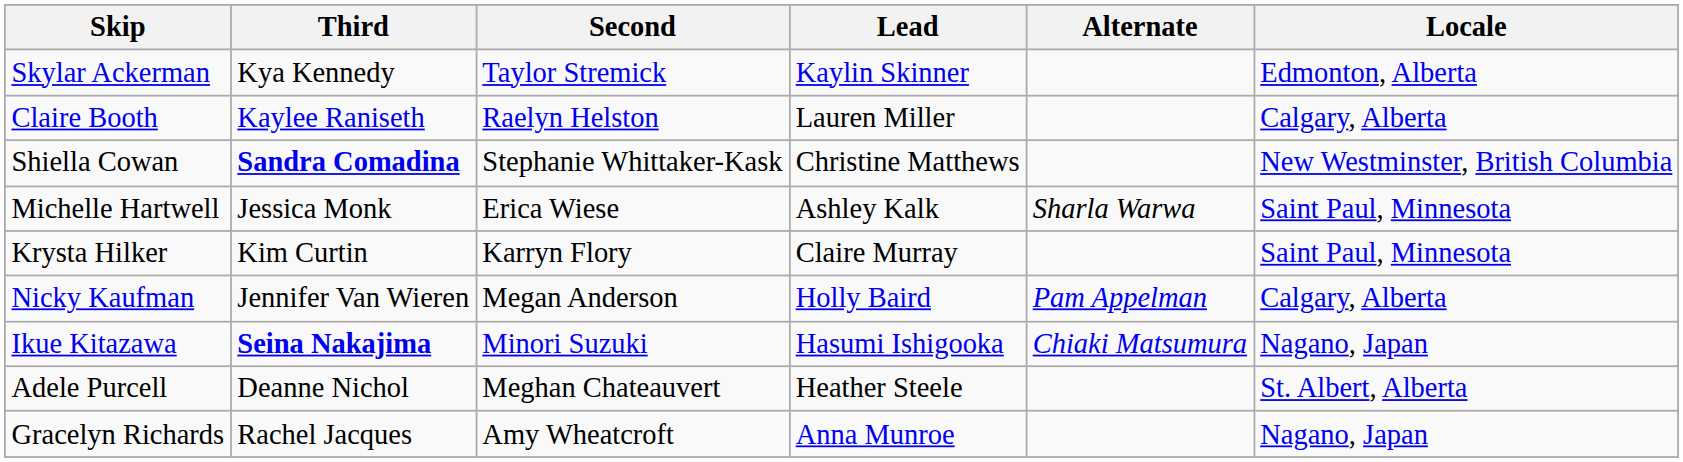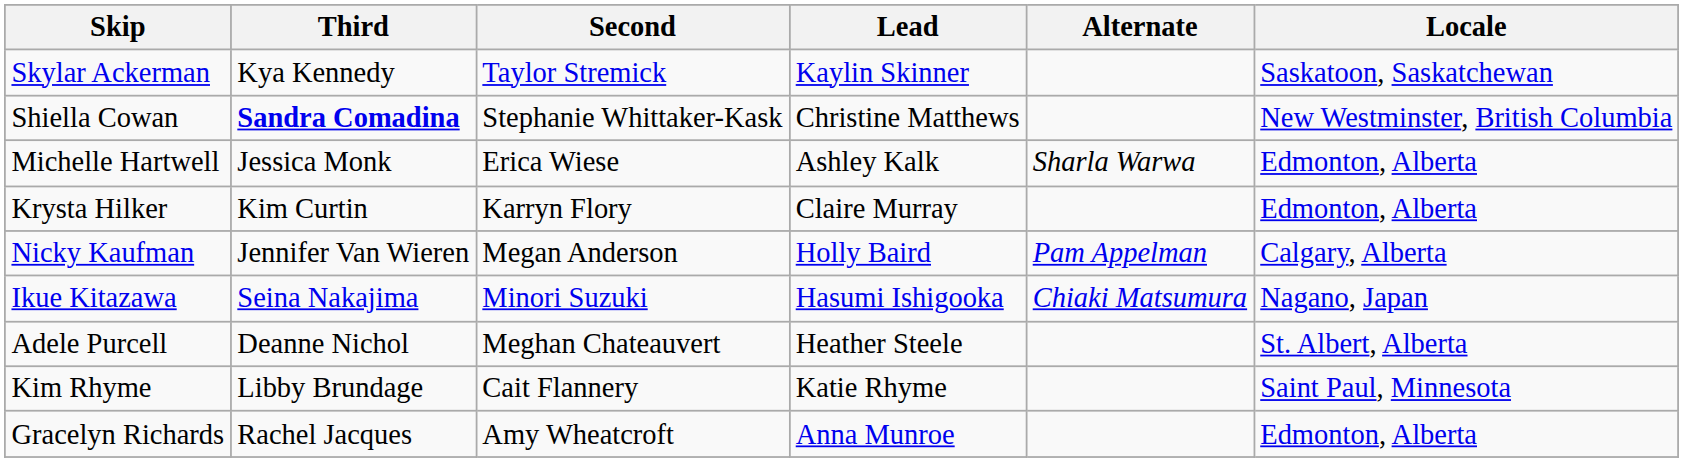(1369, 72) Edmonton, Alberta -> (1407, 72) Saskatoon, Saskatchewan
- row: (85, 117)
(1386, 207) Saint Paul, Minnesota -> (1369, 162) Edmonton, Alberta
(1386, 252) Saint Paul, Minnesota -> (1369, 207) Edmonton, Alberta
(334, 343) bold -> (328, 298) normal
+ row: (81, 388)
(1344, 433) Nagano, Japan -> (1369, 433) Edmonton, Alberta
